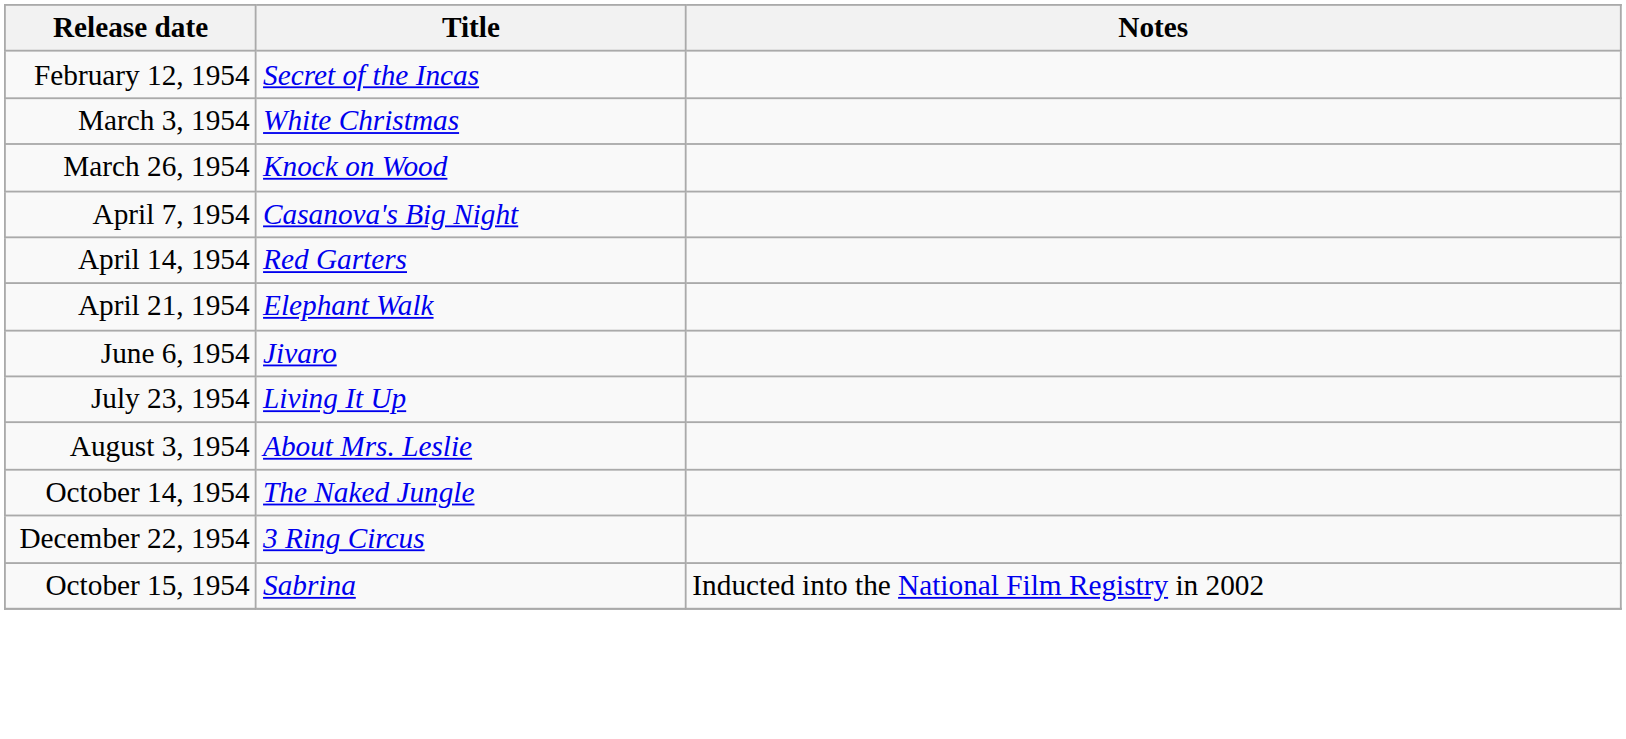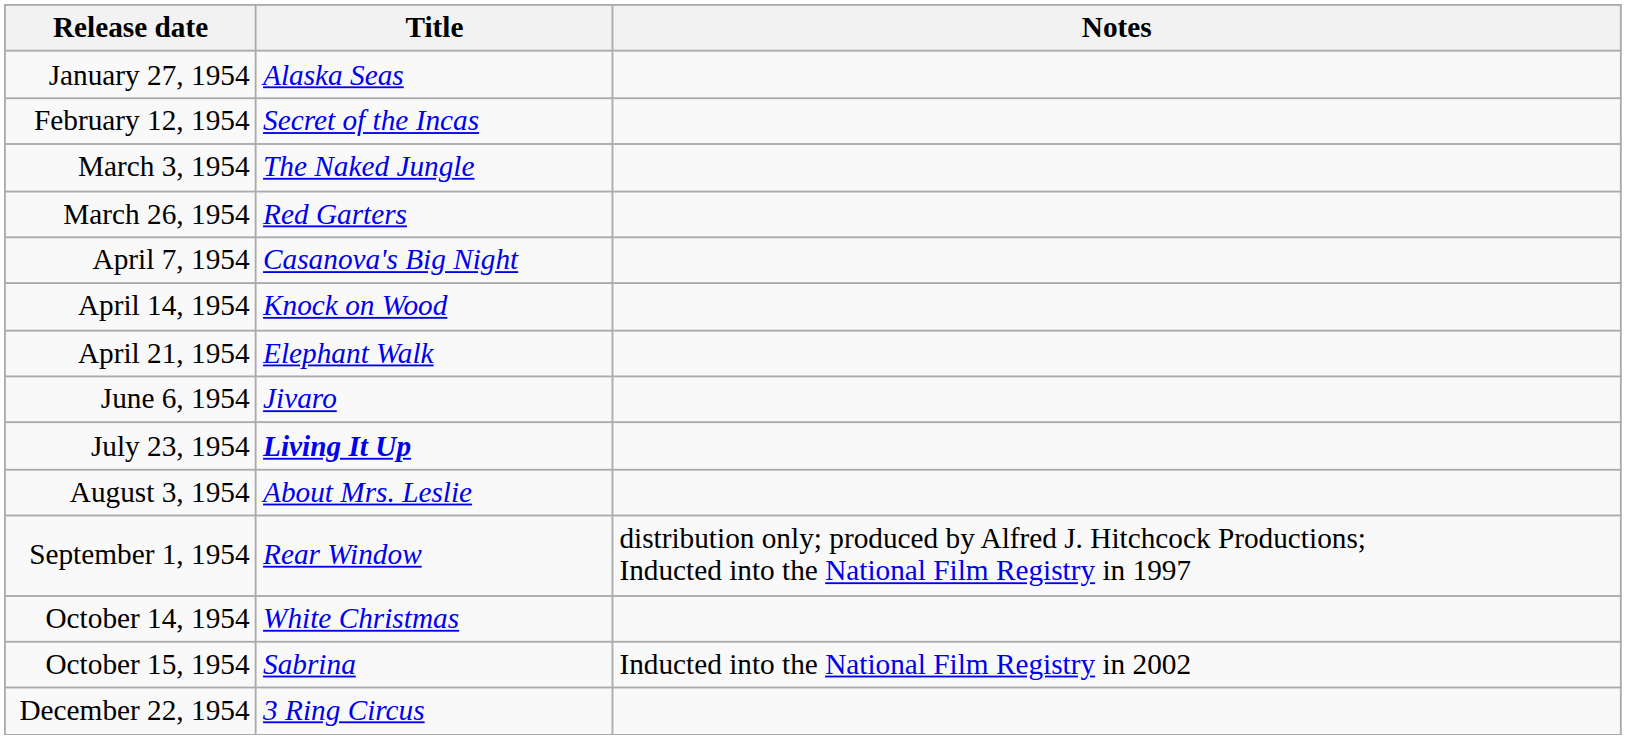+ row: (149, 74)
(361, 120) White Christmas -> (369, 167) The Naked Jungle
(355, 167) Knock on Wood -> (335, 213) Red Garters
(335, 259) Red Garters -> (355, 306) Knock on Wood
(335, 399) normal -> (337, 445) bold
+ row: (139, 554)
(369, 492) The Naked Jungle -> (361, 617) White Christmas
rows swapped: (148, 584) <-> (135, 538)
